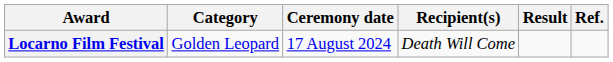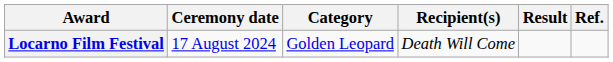columns swapped: (340, 17) <-> (225, 17)
